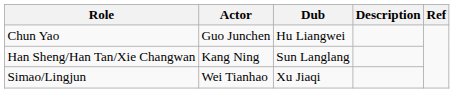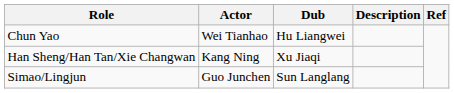(236, 35) Guo Junchen -> (235, 35) Wei Tianhao
(313, 56) Sun Langlang -> (298, 56) Xu Jiaqi
(235, 77) Wei Tianhao -> (236, 77) Guo Junchen
(298, 77) Xu Jiaqi -> (313, 77) Sun Langlang
